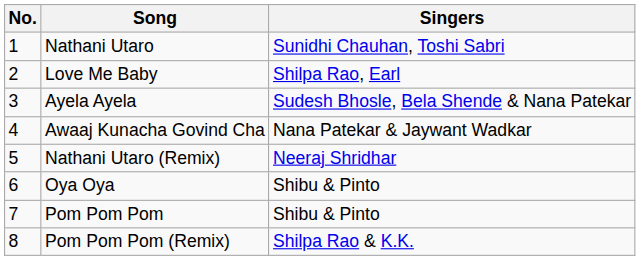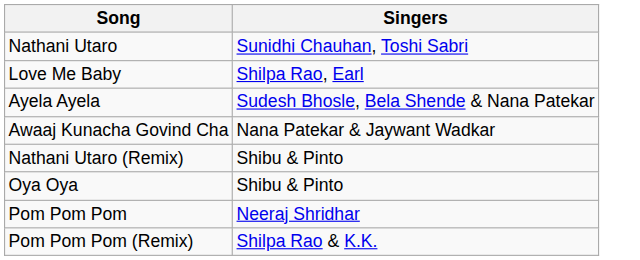- column: (23, 18)
(335, 158) Neeraj Shridhar -> (290, 158) Shibu & Pinto
(326, 213) Shibu & Pinto -> (298, 213) Neeraj Shridhar
